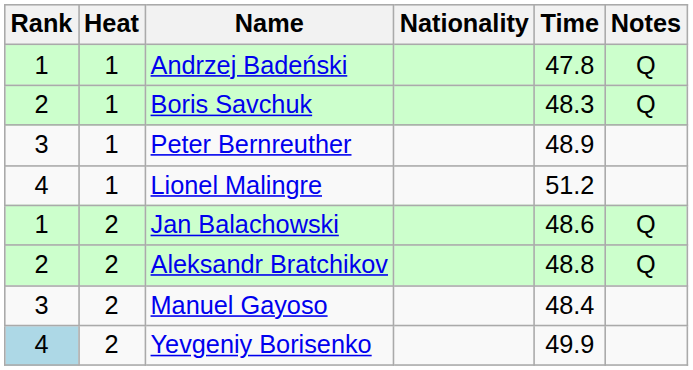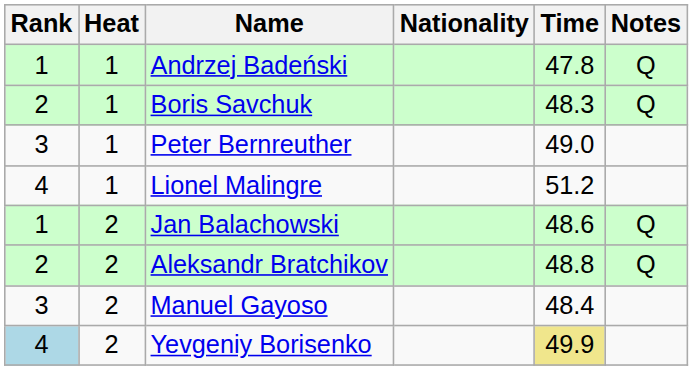(570, 144) 48.9 -> (570, 144) 49.0
(570, 345) no background -> (570, 345) khaki background
